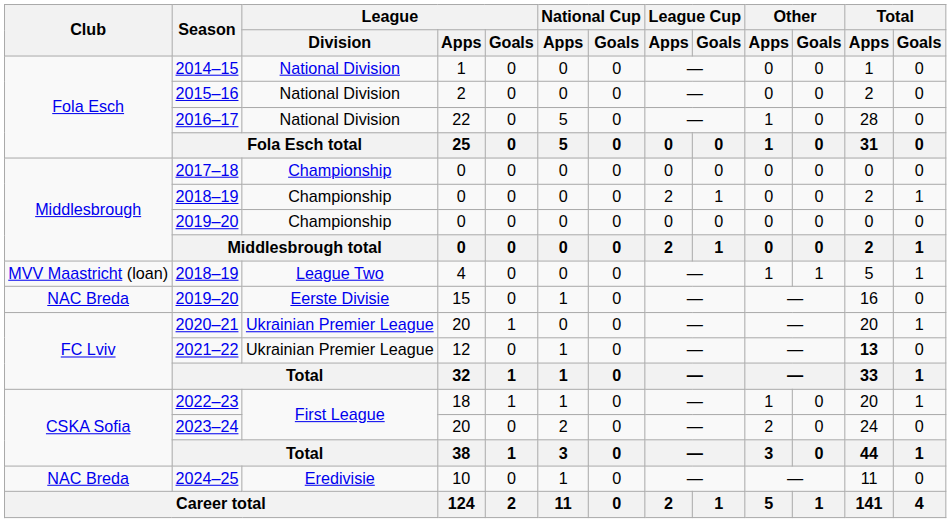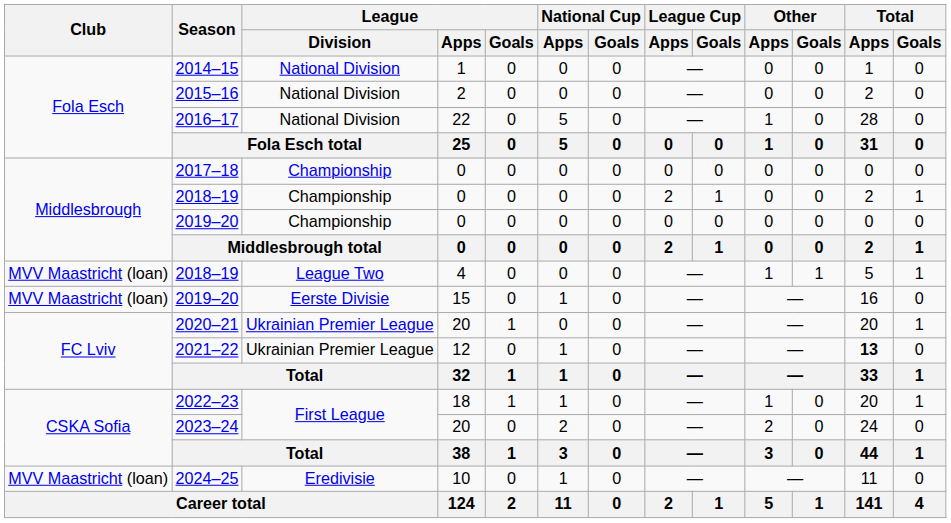(88, 299) NAC Breda -> (88, 299) MVV Maastricht (loan)
(88, 478) NAC Breda -> (88, 478) MVV Maastricht (loan)
